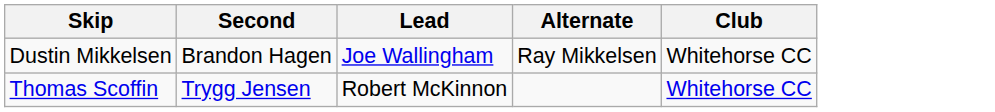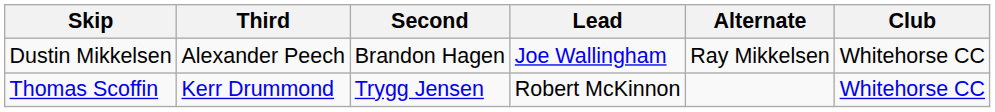+ column: (263, 21)
